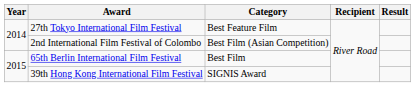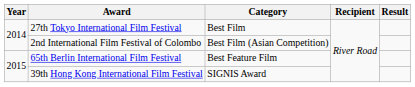(242, 27) Best Feature Film -> (226, 27) Best Film
(226, 58) Best Film -> (242, 58) Best Feature Film
